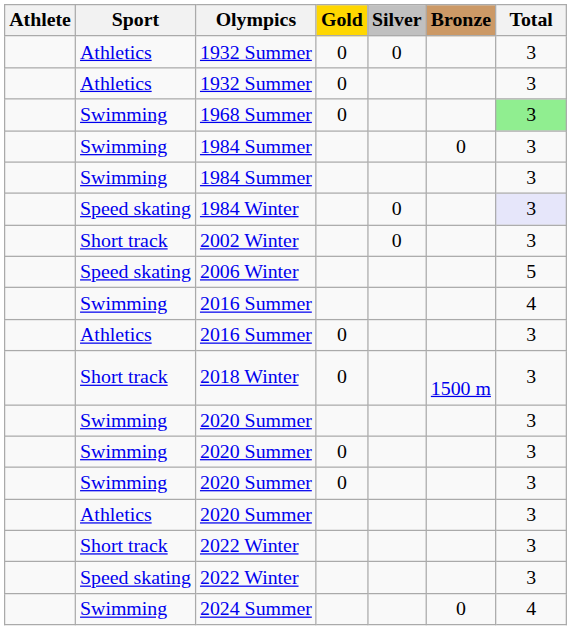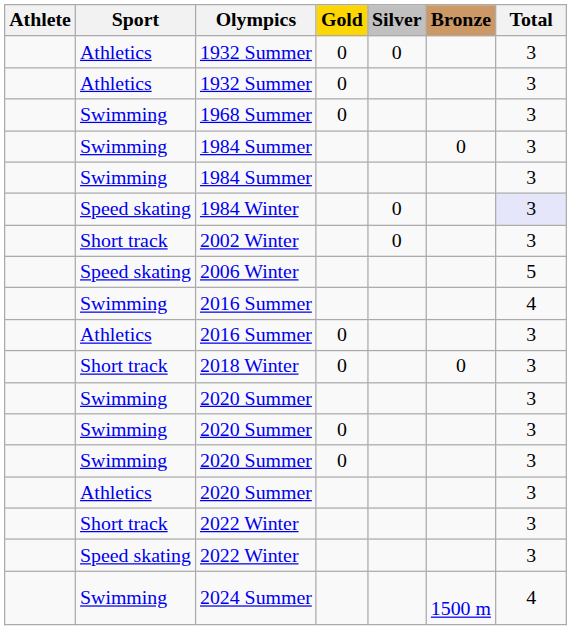(531, 114) lightgreen background -> (531, 114) no background
(461, 388) 1500 m -> (461, 366) 0
(461, 608) 0 -> (461, 608) 1500 m
